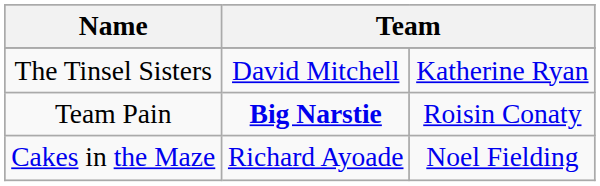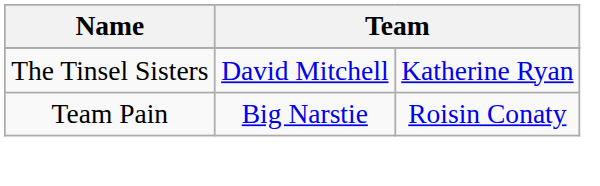(316, 113) bold -> (305, 113) normal
- row: (113, 157)
